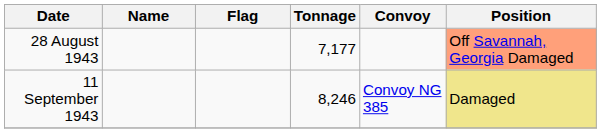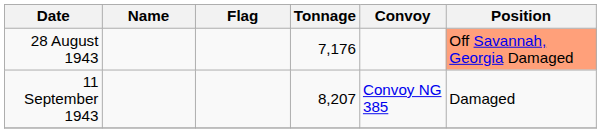(337, 49) 7,177 -> (337, 49) 7,176
(337, 98) 8,246 -> (337, 98) 8,207
(482, 98) khaki background -> (482, 98) no background
